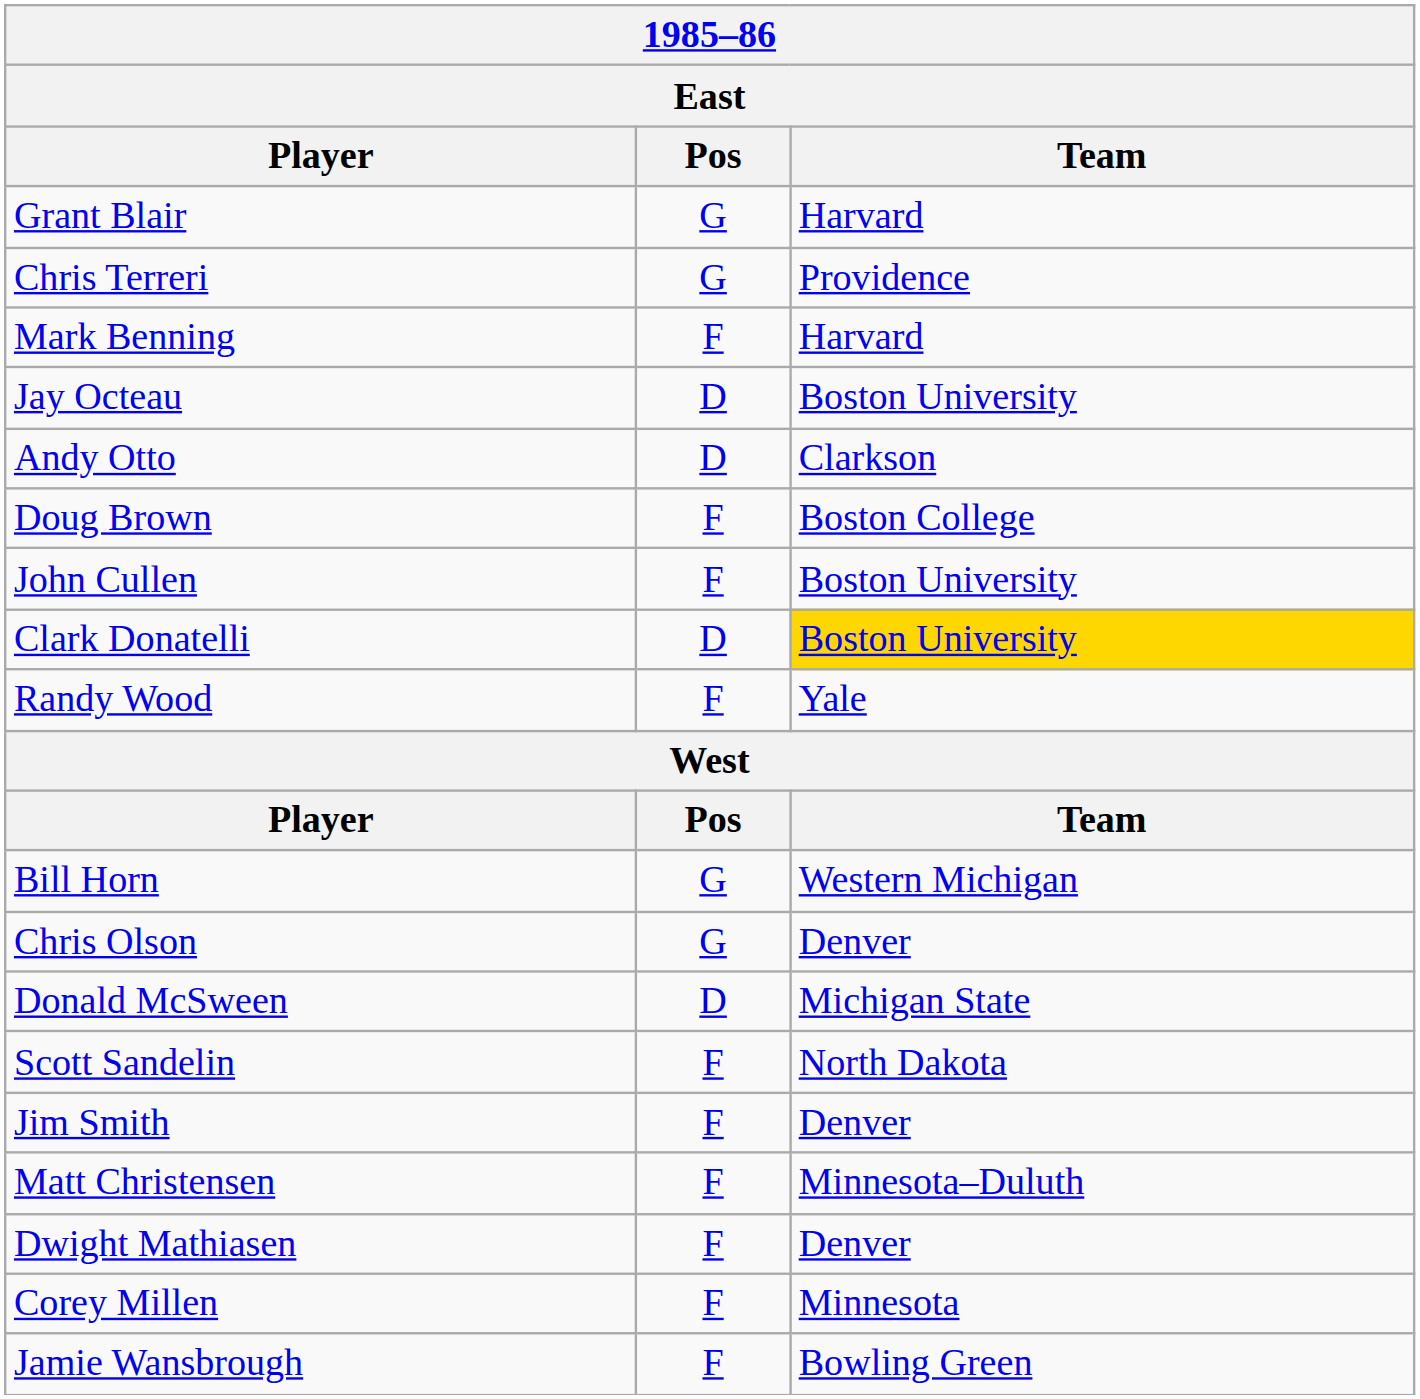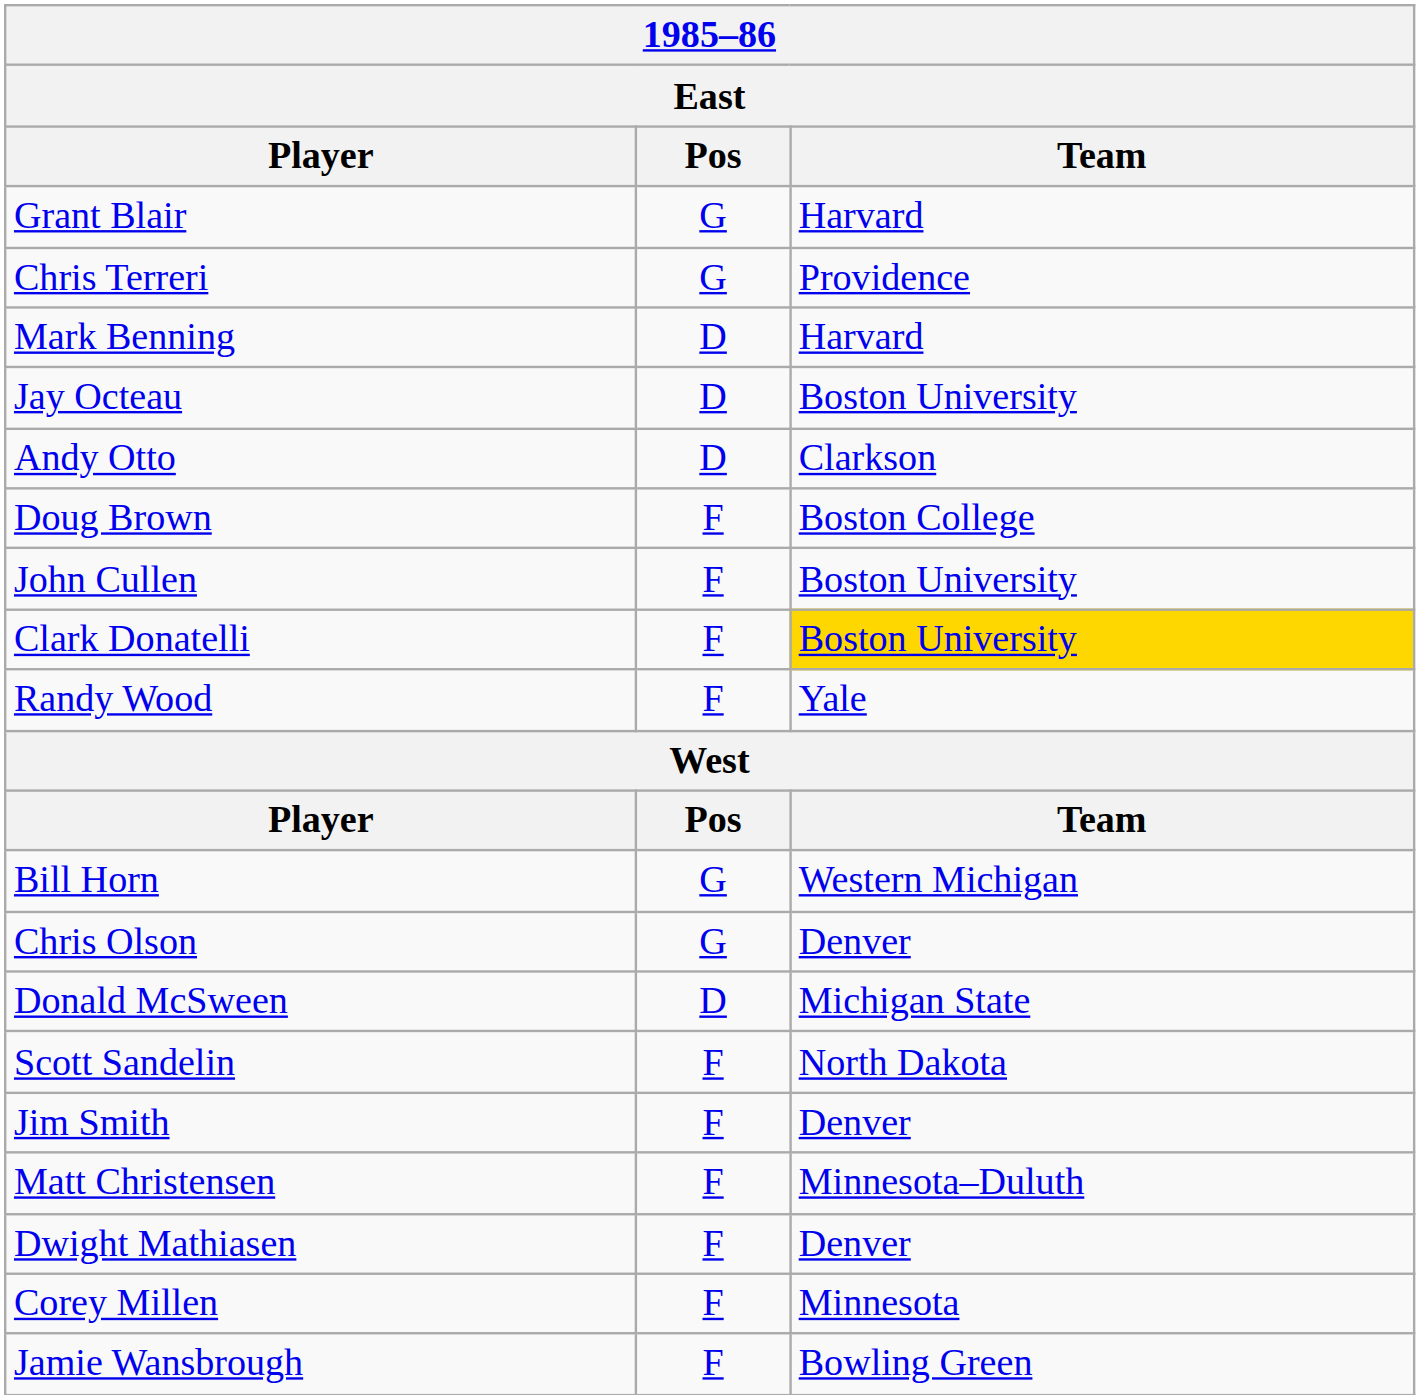(713, 336) F -> (713, 336) D
(713, 638) D -> (713, 638) F
